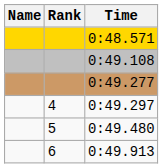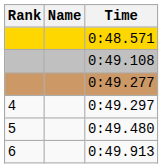columns swapped: (65, 16) <-> (25, 16)
